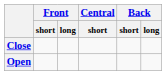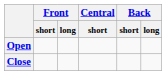rows swapped: (19, 45) <-> (19, 62)
